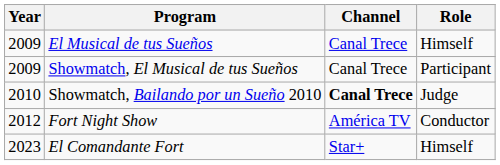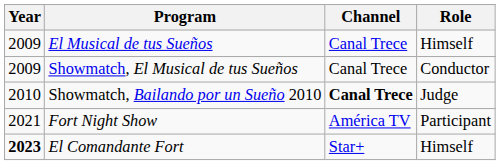(456, 69) Participant -> (455, 69) Conductor
(25, 120) 2012 -> (25, 120) 2021
(455, 120) Conductor -> (456, 120) Participant
(25, 146) normal -> (25, 146) bold
